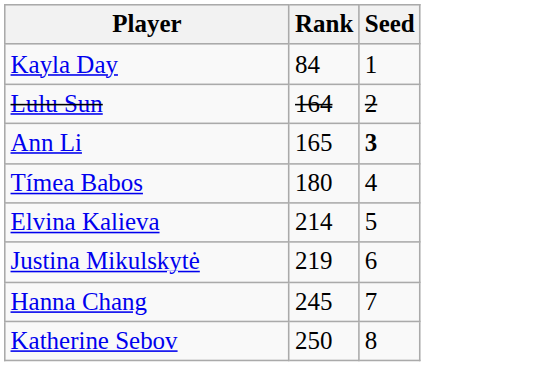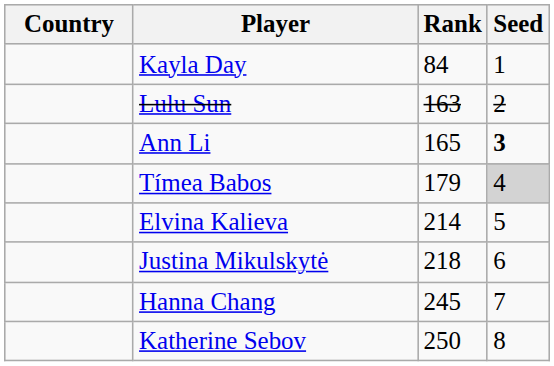+ column: (69, 24)
(314, 103) 164 -> (442, 103) 163
(314, 182) 180 -> (442, 182) 179
(371, 182) no background -> (500, 182) lightgrey background
(314, 261) 219 -> (442, 261) 218
